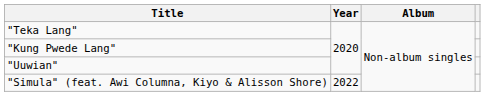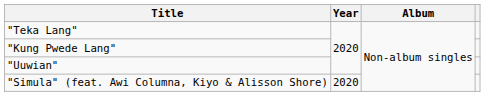(346, 83) 2022 -> (346, 83) 2020
